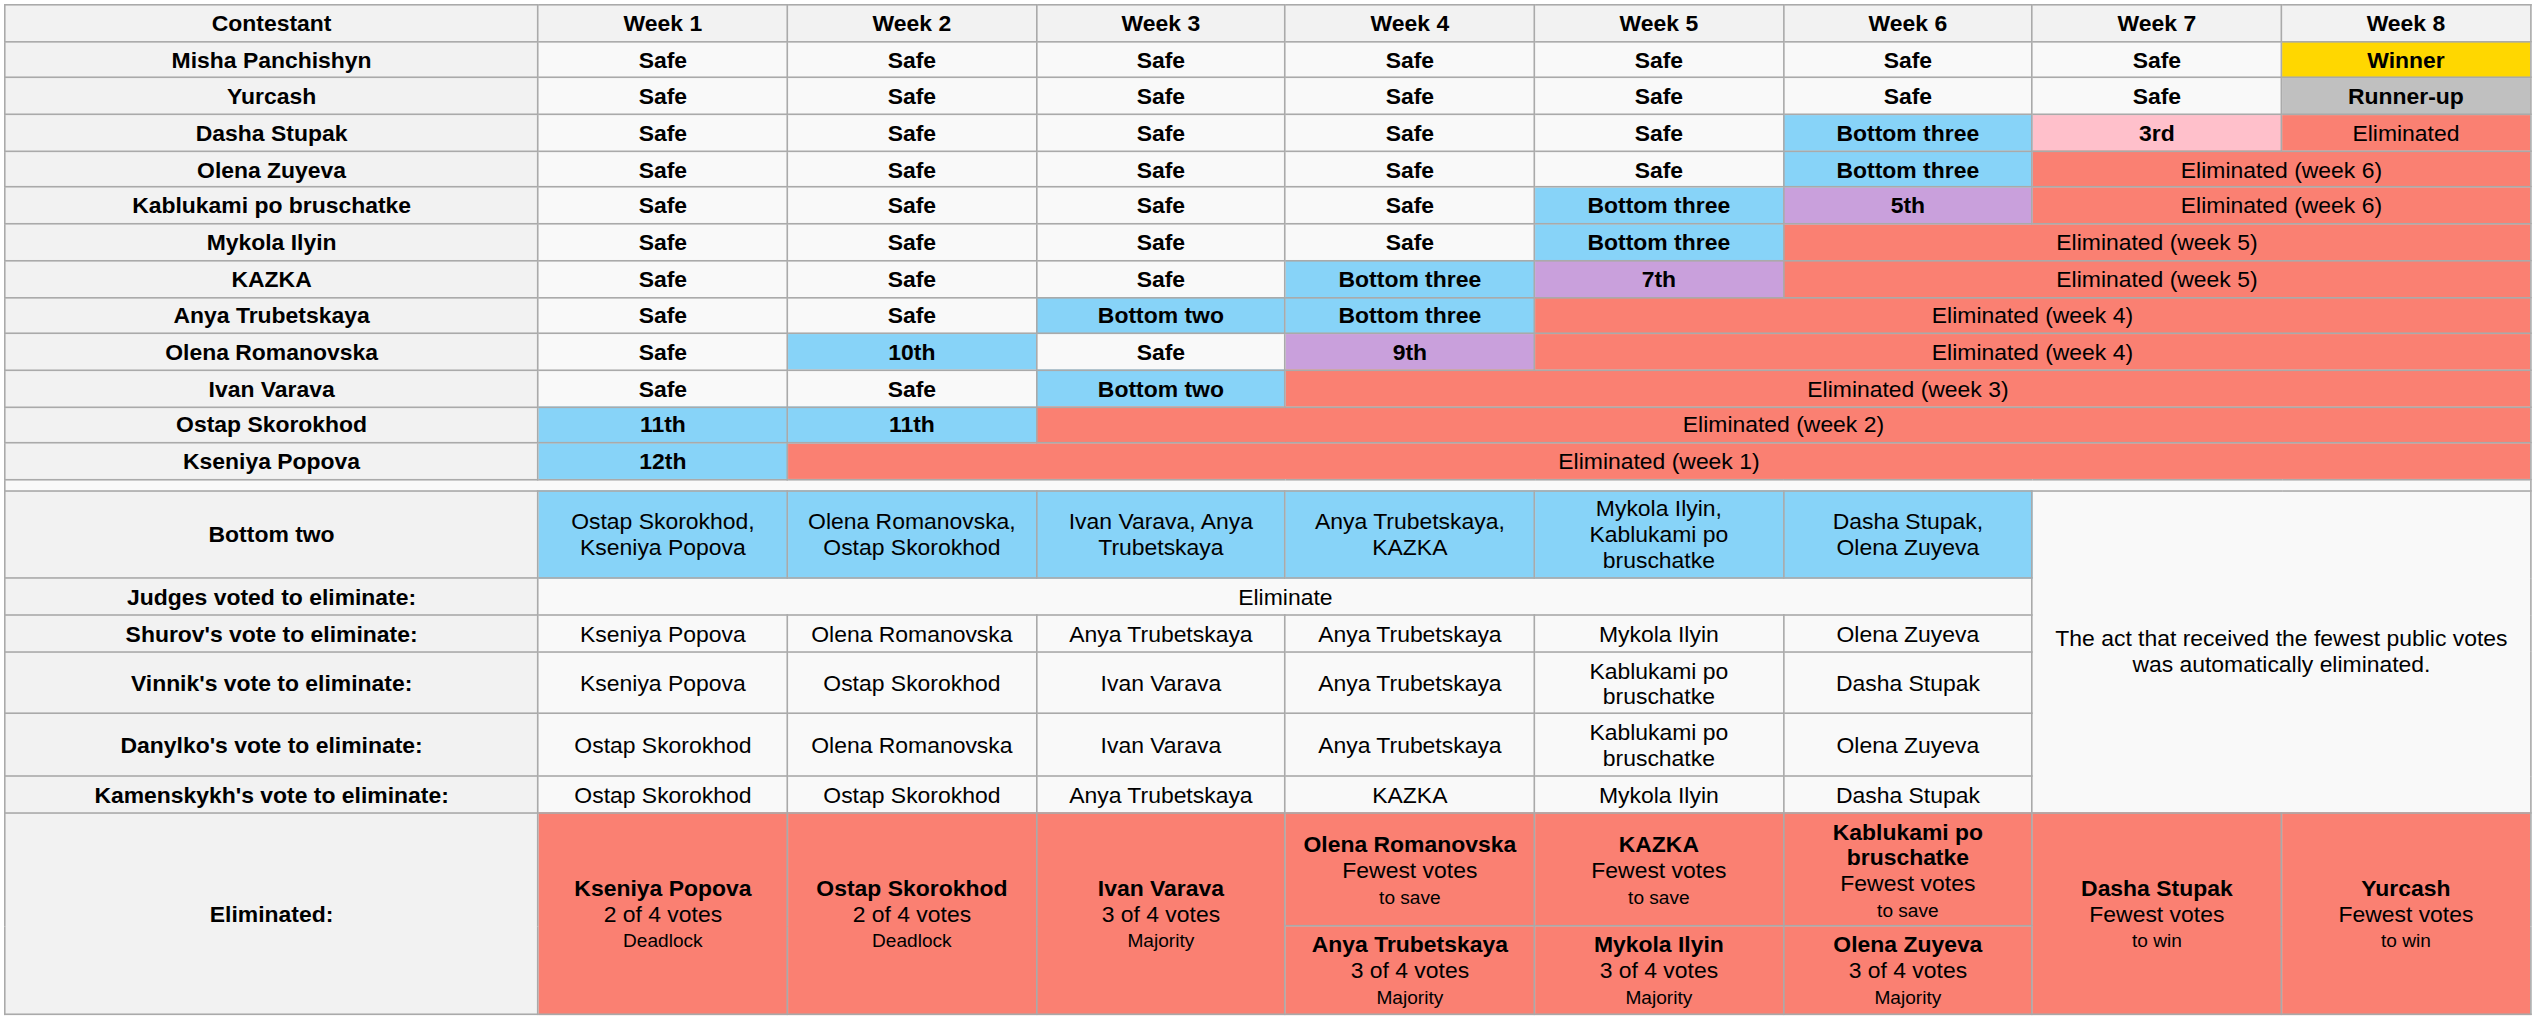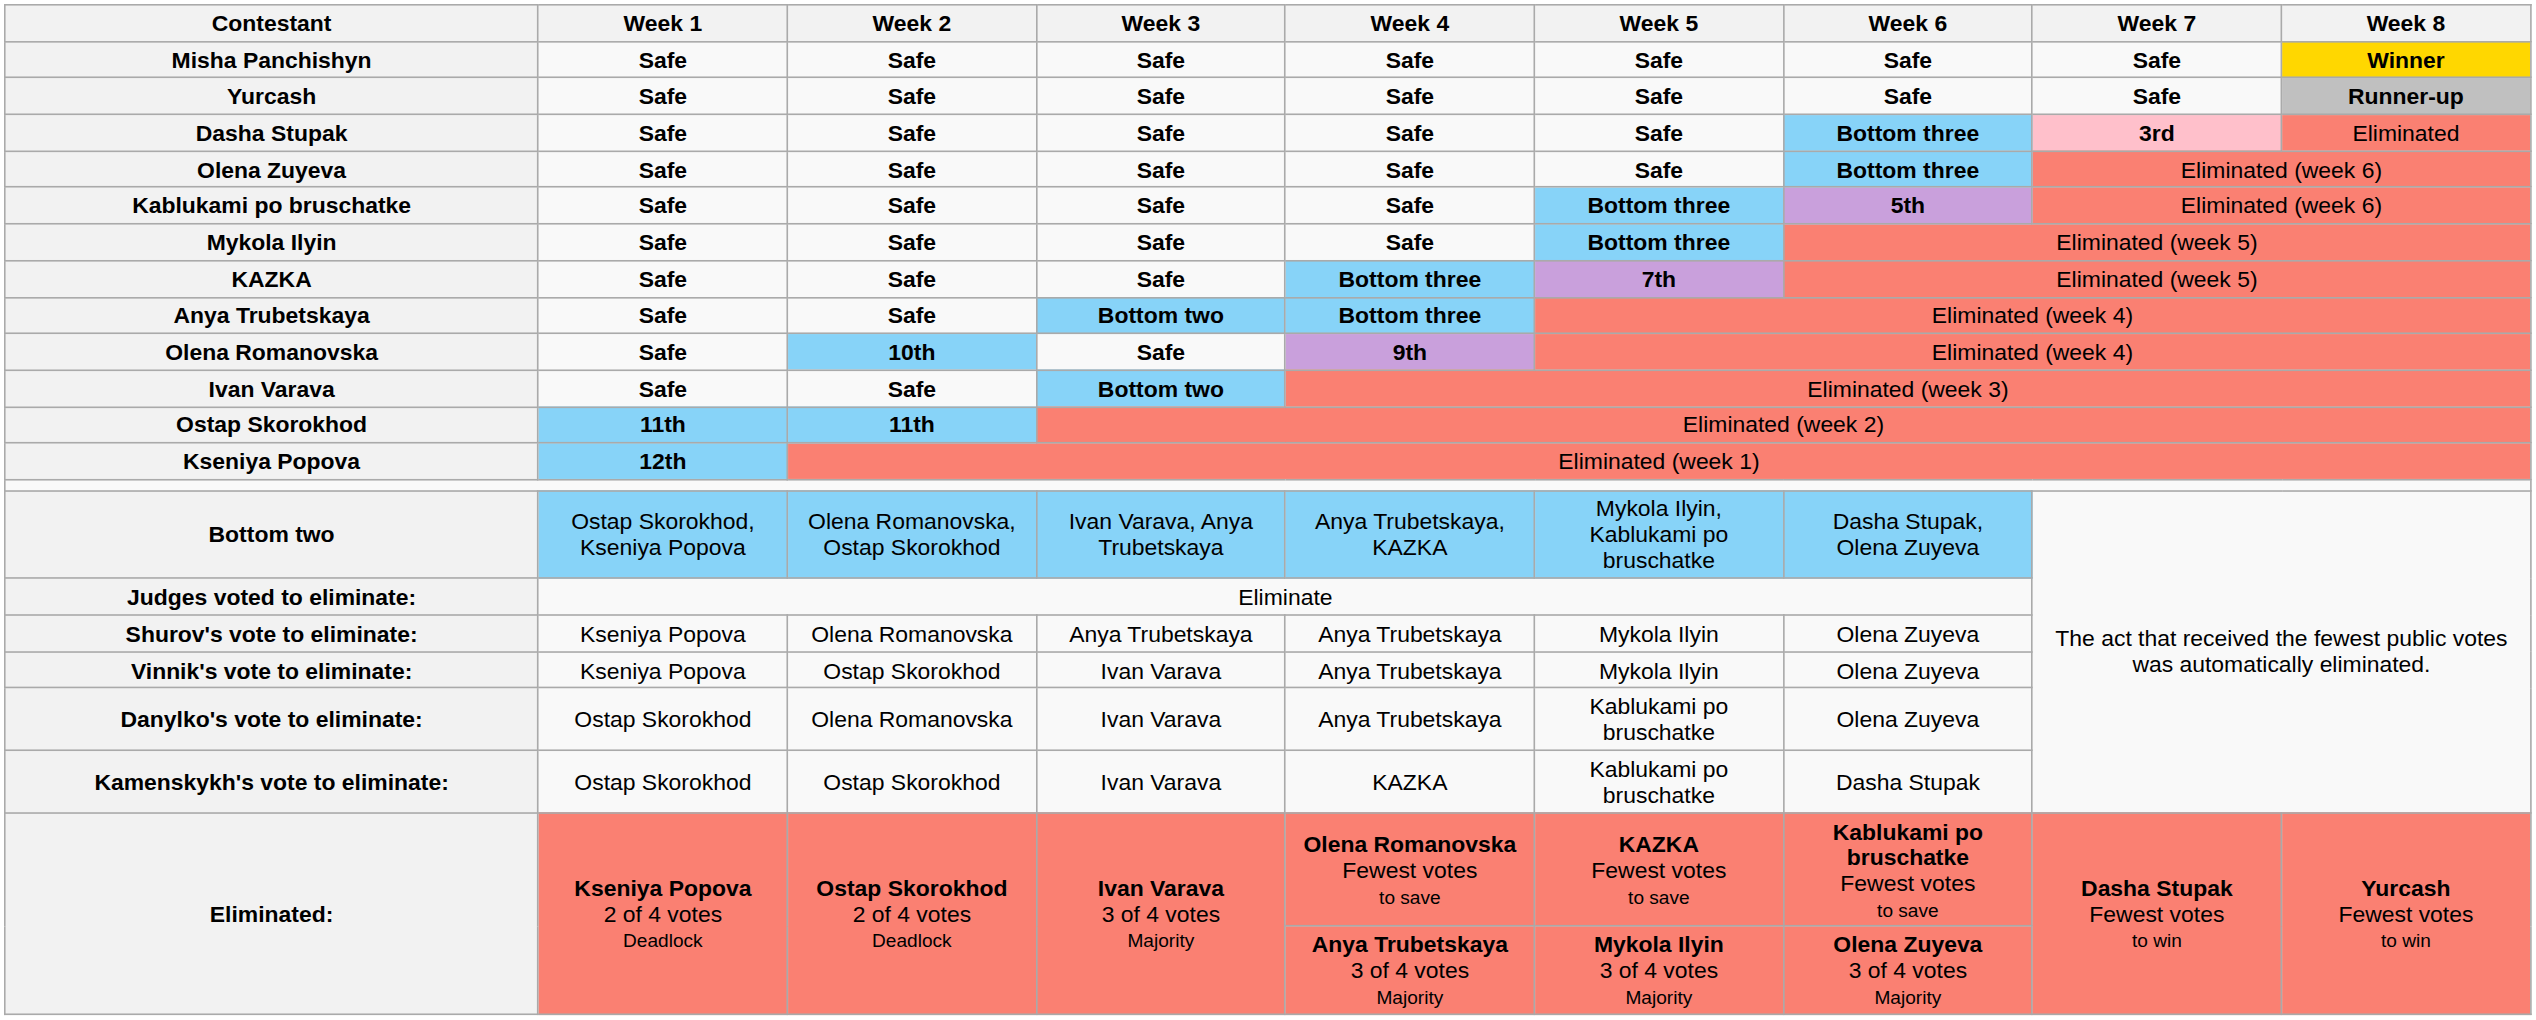(1659, 683) Kablukami po bruschatke -> (1659, 670) Mykola Ilyin
(1908, 683) Dasha Stupak -> (1908, 670) Olena Zuyeva
(1161, 795) Anya Trubetskaya -> (1161, 782) Ivan Varava
(1659, 795) Mykola Ilyin -> (1659, 782) Kablukami po bruschatke
